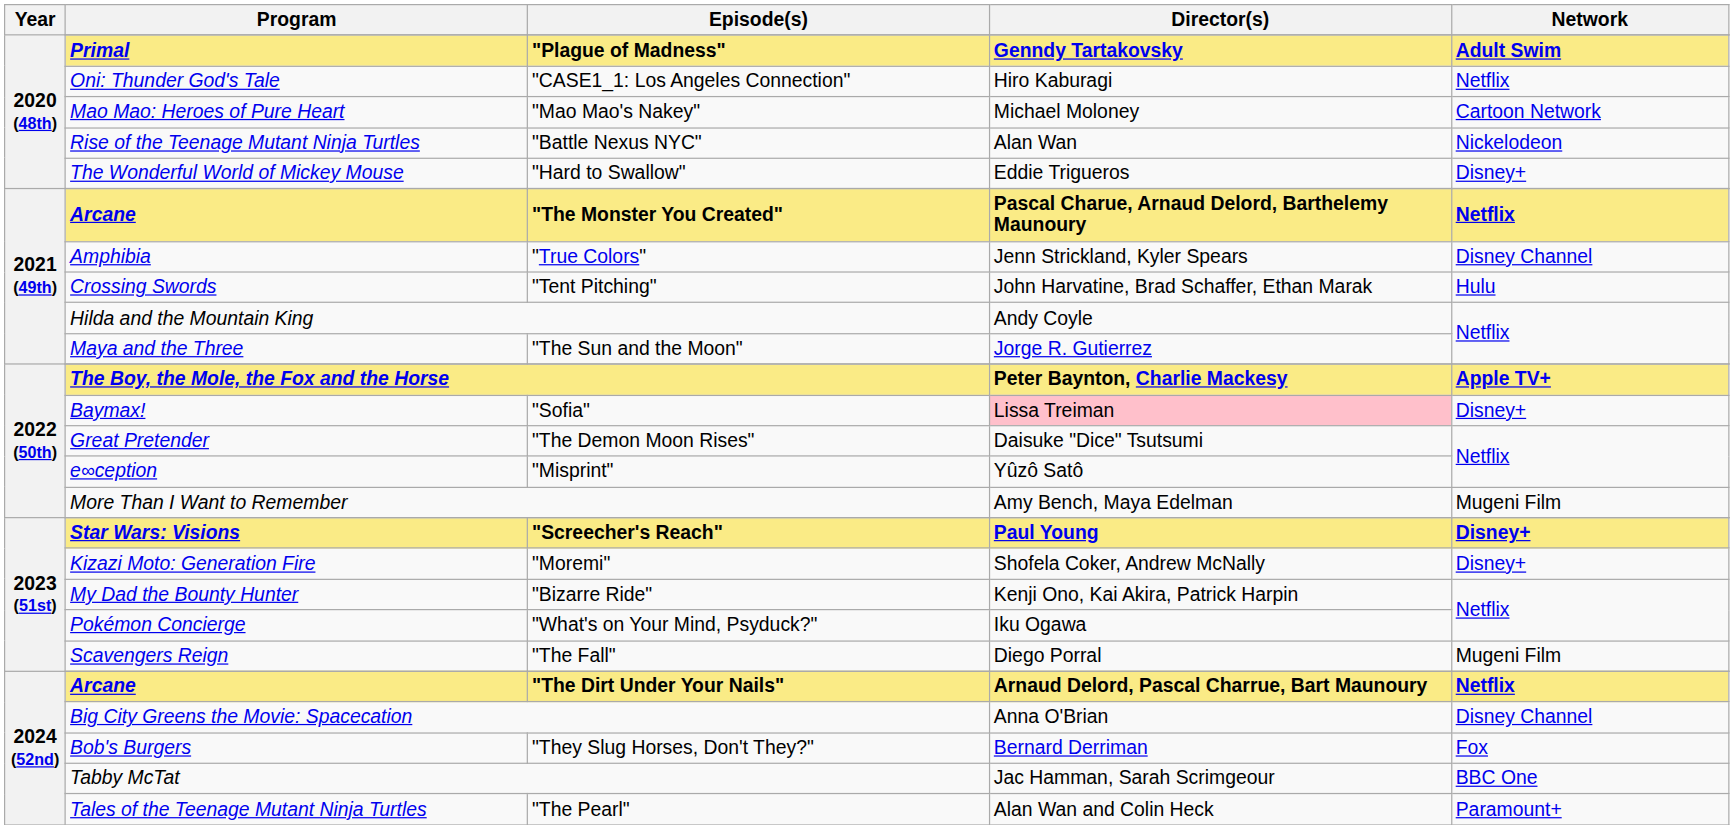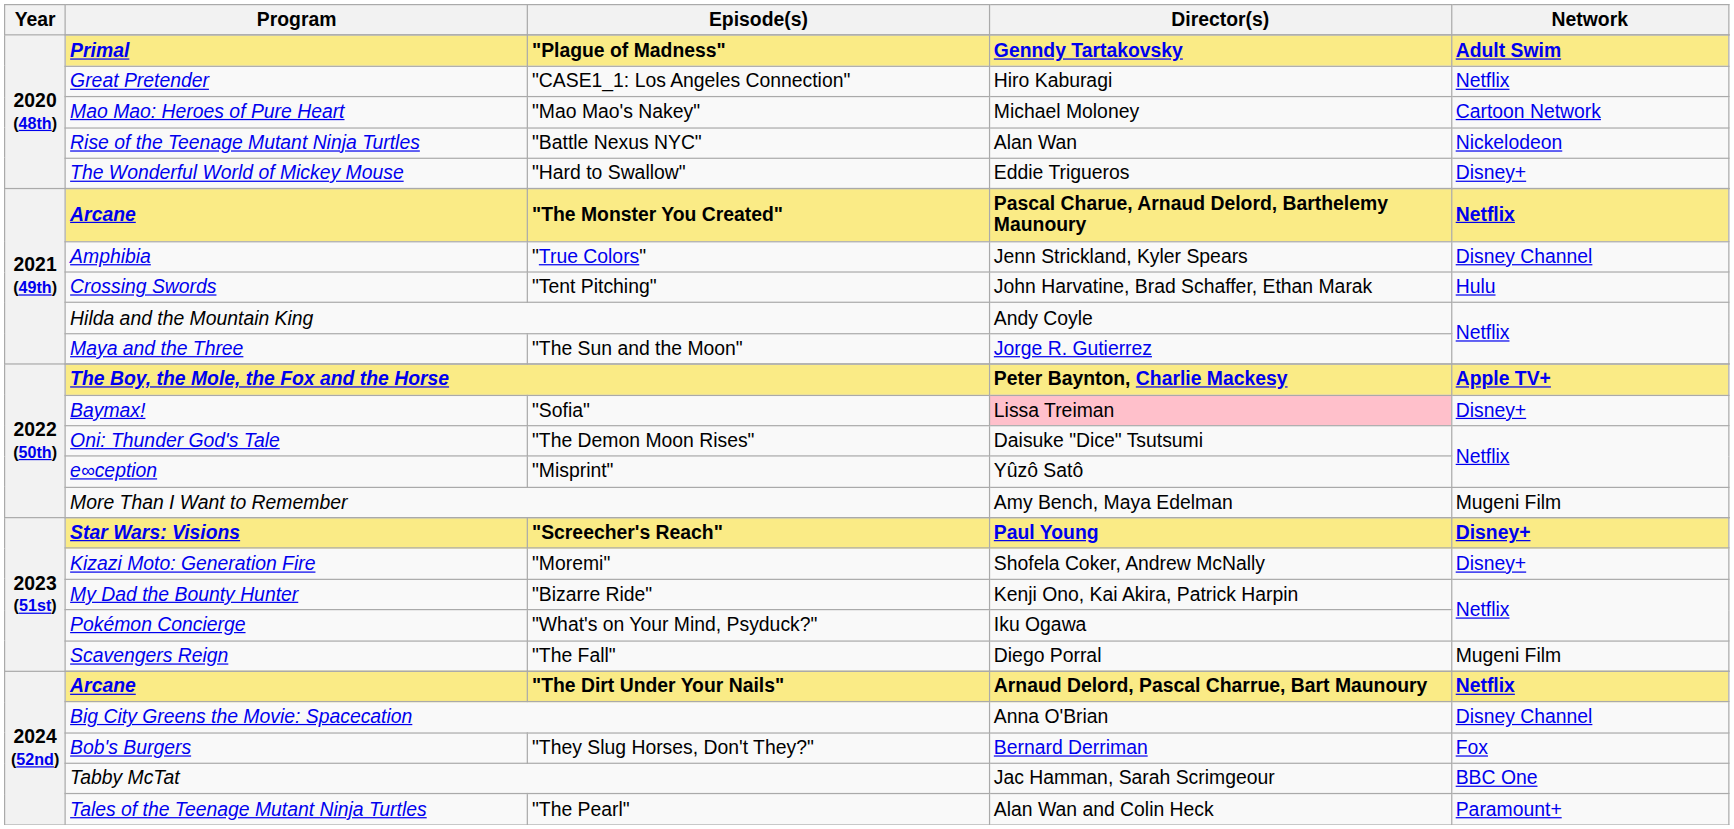(175, 81) Oni: Thunder God's Tale -> (140, 81) Great Pretender
(140, 440) Great Pretender -> (175, 440) Oni: Thunder God's Tale
